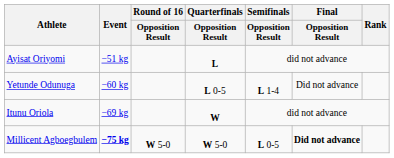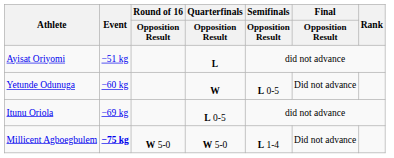(215, 91) L 0-5 -> (215, 91) W
(268, 91) L 1-4 -> (268, 91) L 0-5
(215, 118) W -> (215, 118) L 0-5
(268, 145) L 0-5 -> (268, 145) L 1-4
(327, 140) bold -> (325, 140) normal
